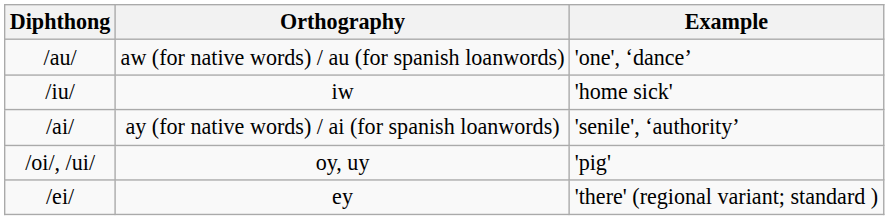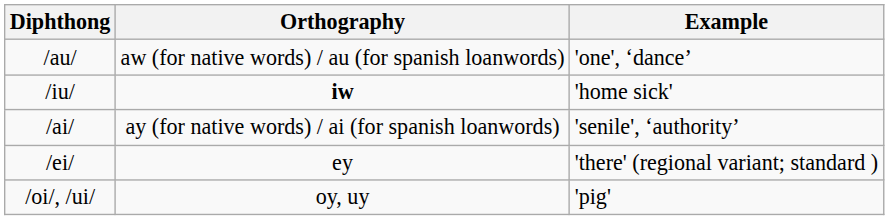(343, 92) normal -> (343, 92) bold
rows swapped: (60, 197) <-> (60, 162)
